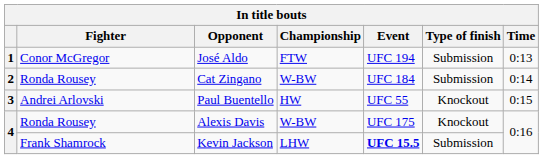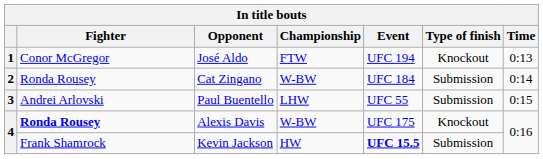(463, 57) Submission -> (463, 57) Knockout
(290, 100) HW -> (294, 100) LHW
(463, 100) Knockout -> (463, 100) Submission
(58, 121) normal -> (60, 121) bold
(294, 142) LHW -> (290, 142) HW
